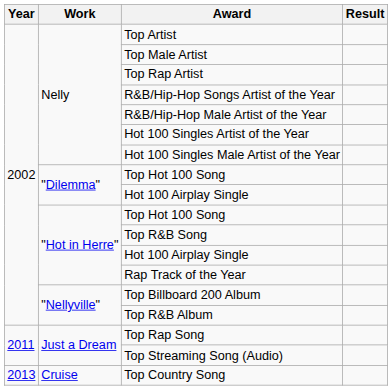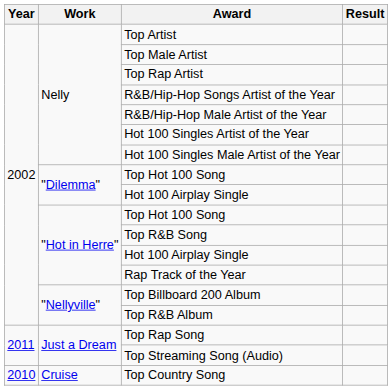(21, 375) 2013 -> (21, 375) 2010
